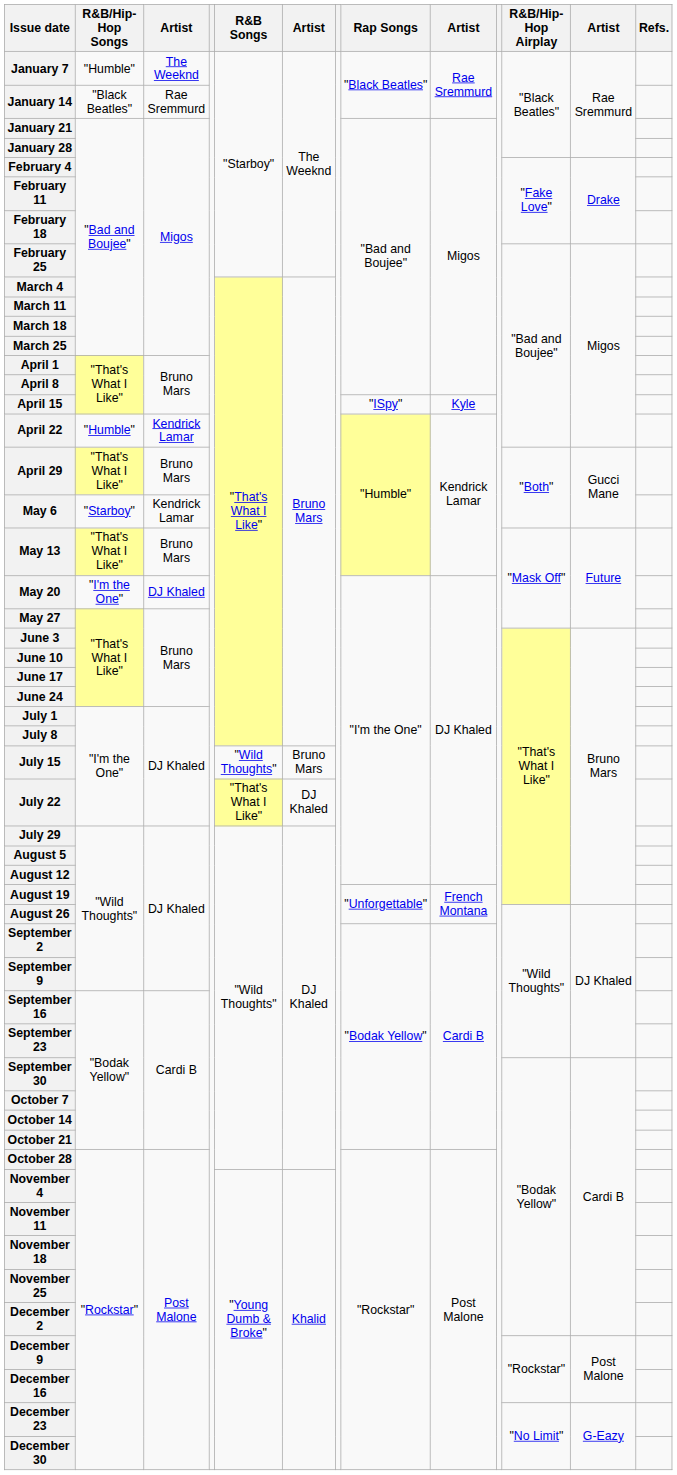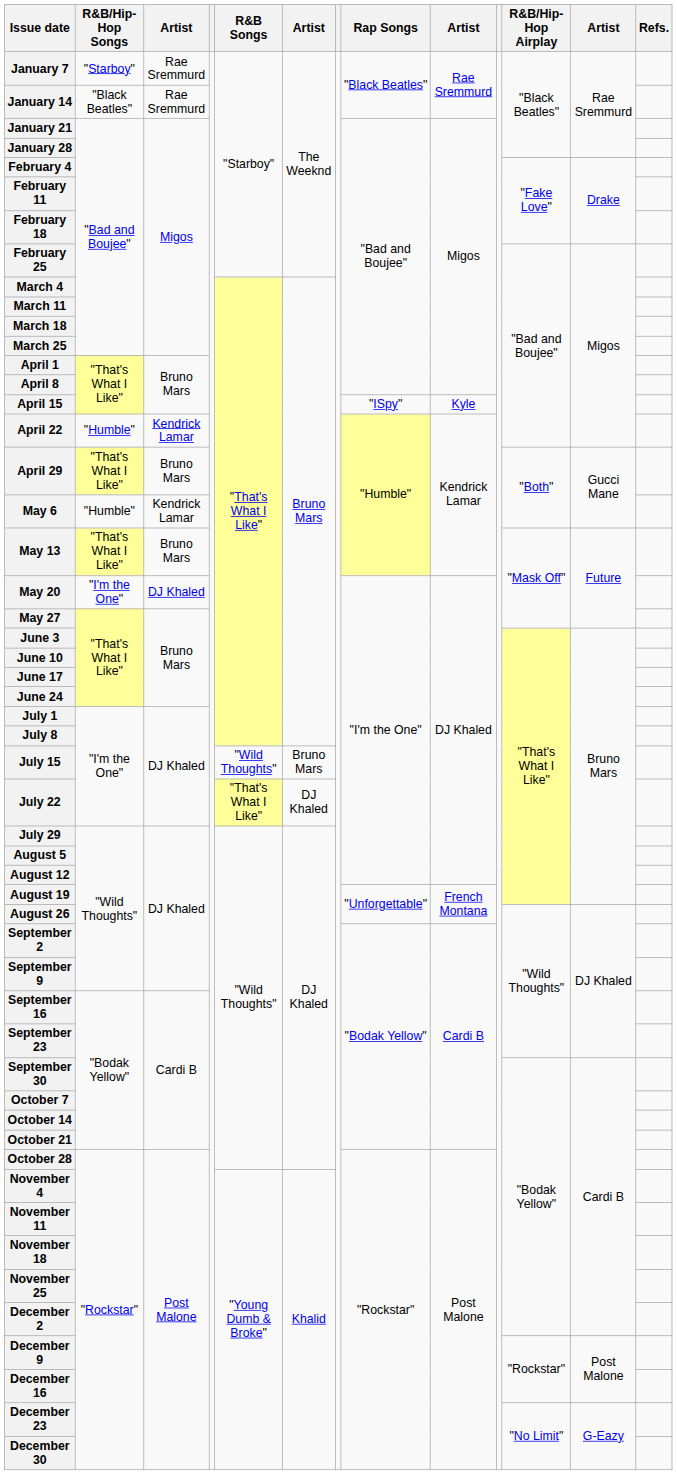(109, 68) "Humble" -> (109, 68) "Starboy"
(176, 68) The Weeknd -> (176, 68) Rae Sremmurd
(109, 511) "Starboy" -> (109, 511) "Humble"
